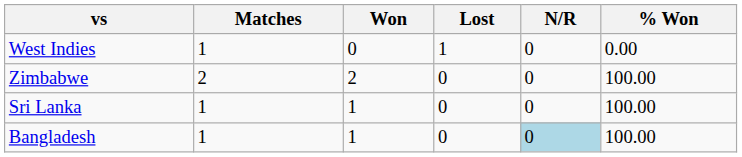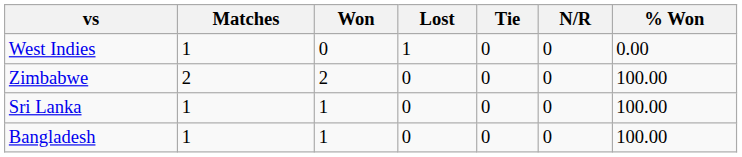+ column: (508, 19)
(529, 136) lightblue background -> (547, 136) no background
